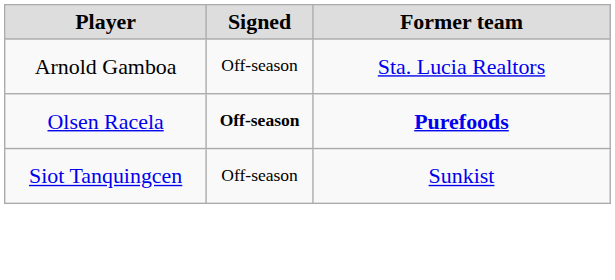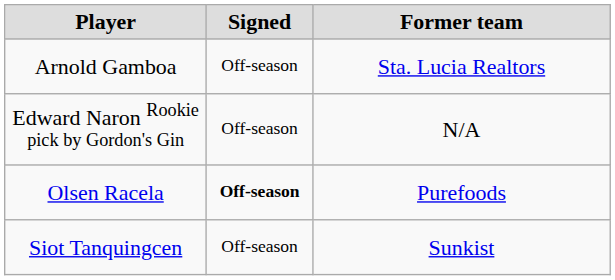+ row: (106, 125)
(461, 121) bold -> (461, 192) normal
